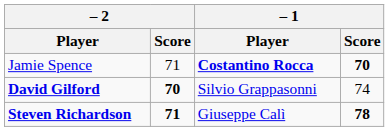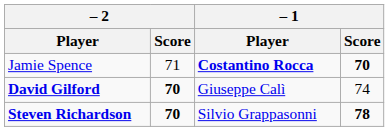(257, 89) Silvio Grappasonni -> (242, 89) Giuseppe Calì
(172, 114) 71 -> (172, 114) 70
(242, 114) Giuseppe Calì -> (257, 114) Silvio Grappasonni
